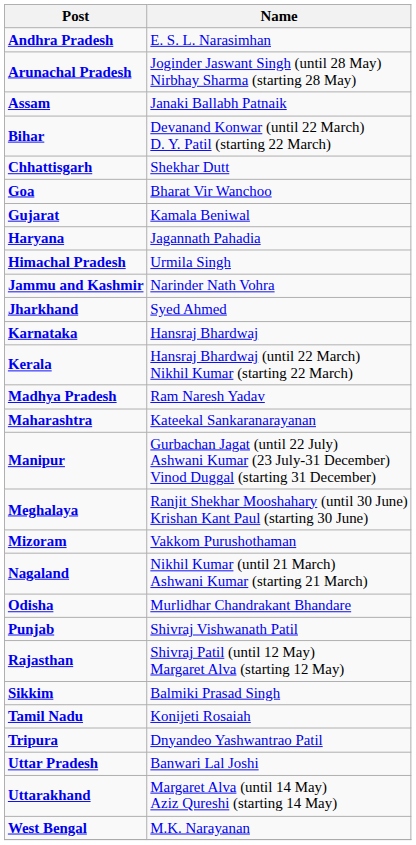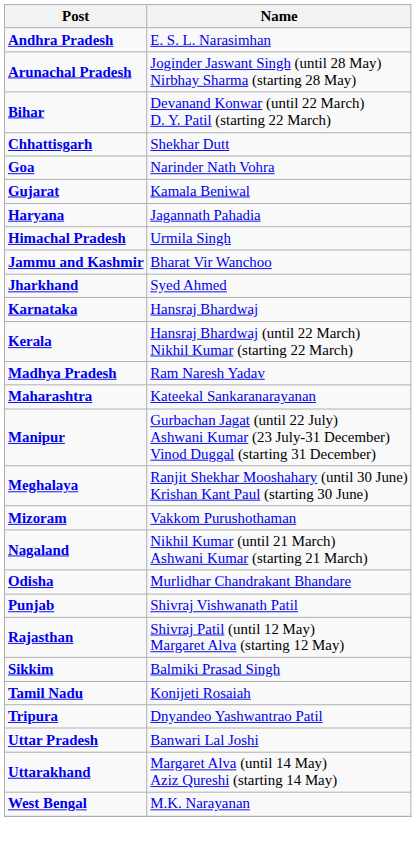- row: (29, 103)
(211, 191) Bharat Vir Wanchoo -> (212, 167) Narinder Nath Vohra
(212, 285) Narinder Nath Vohra -> (211, 262) Bharat Vir Wanchoo
